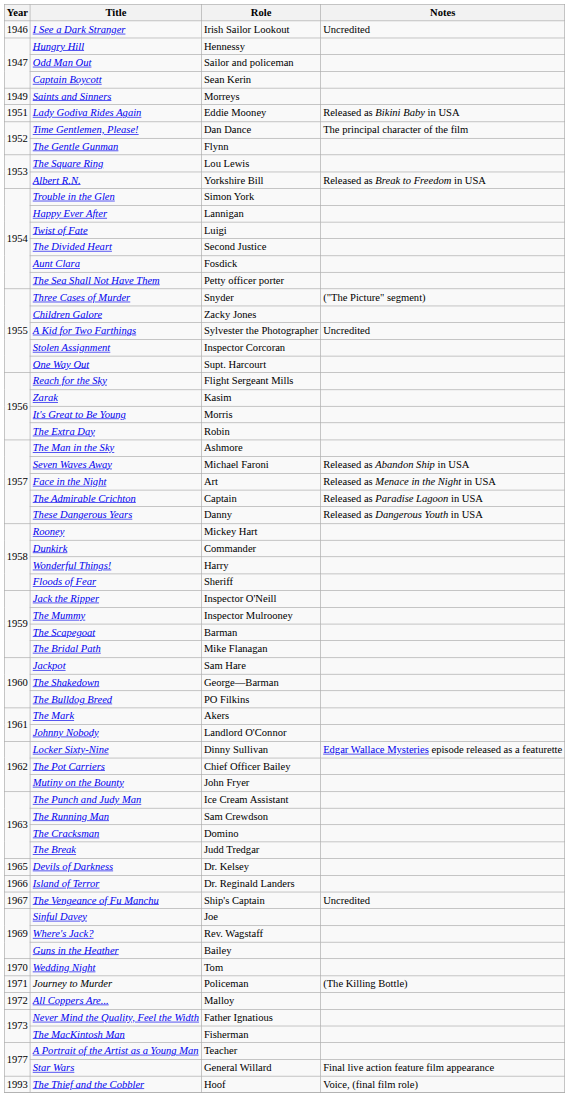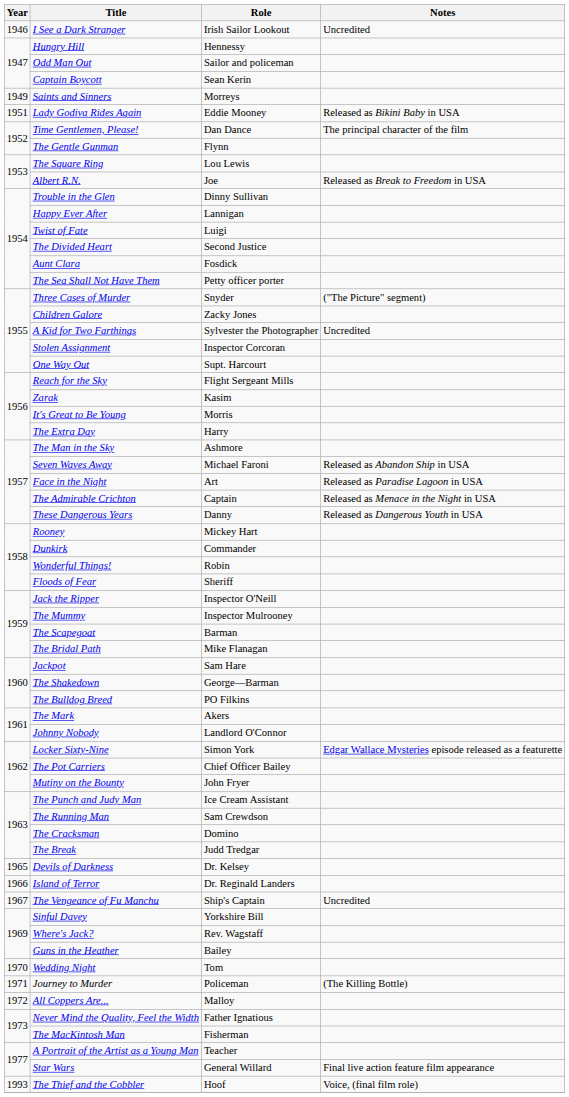(234, 180) Yorkshire Bill -> (211, 180) Joe
(229, 197) Simon York -> (236, 197) Dinny Sullivan
(217, 431) Robin -> (216, 431) Harry
(410, 481) Released as Menace in the Night in USA -> (403, 481) Released as Paradise Lagoon in USA
(403, 498) Released as Paradise Lagoon in USA -> (410, 498) Released as Menace in the Night in USA
(216, 565) Harry -> (217, 565) Robin
(236, 749) Dinny Sullivan -> (229, 749) Simon York
(211, 917) Joe -> (234, 917) Yorkshire Bill
